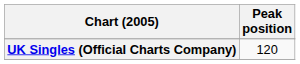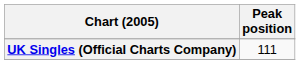(267, 49) 120 -> (267, 49) 111
